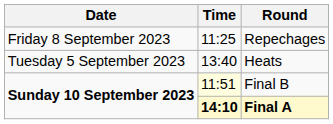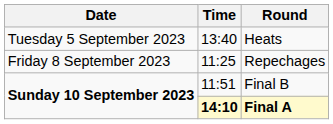rows swapped: (263, 61) <-> (285, 38)
(218, 84) lightyellow background -> (218, 84) no background
